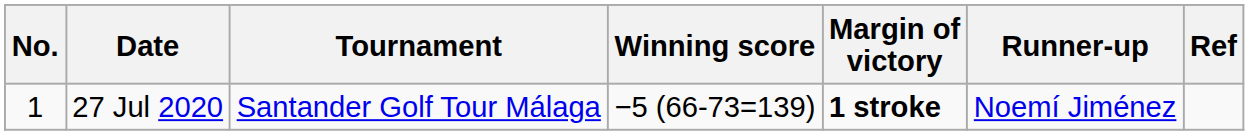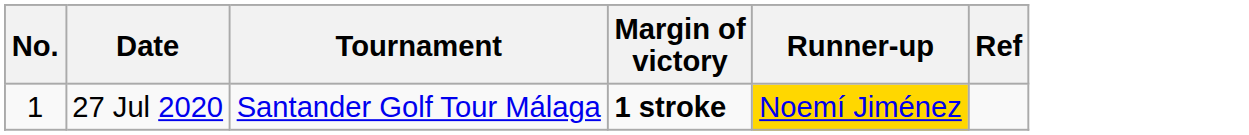- column: (715, 45)
(1075, 107) no background -> (860, 107) gold background
